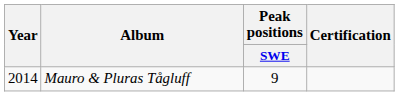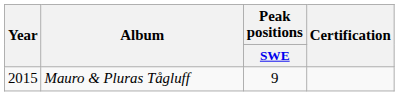(23, 78) 2014 -> (23, 78) 2015
